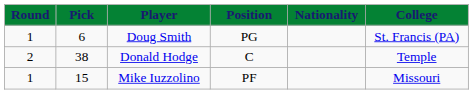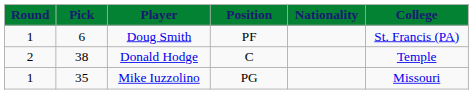(249, 36) PG -> (249, 36) PF
(82, 78) 15 -> (82, 78) 35
(249, 78) PF -> (249, 78) PG
